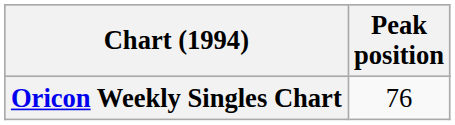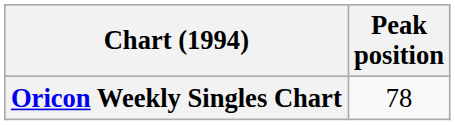(399, 97) 76 -> (399, 97) 78
